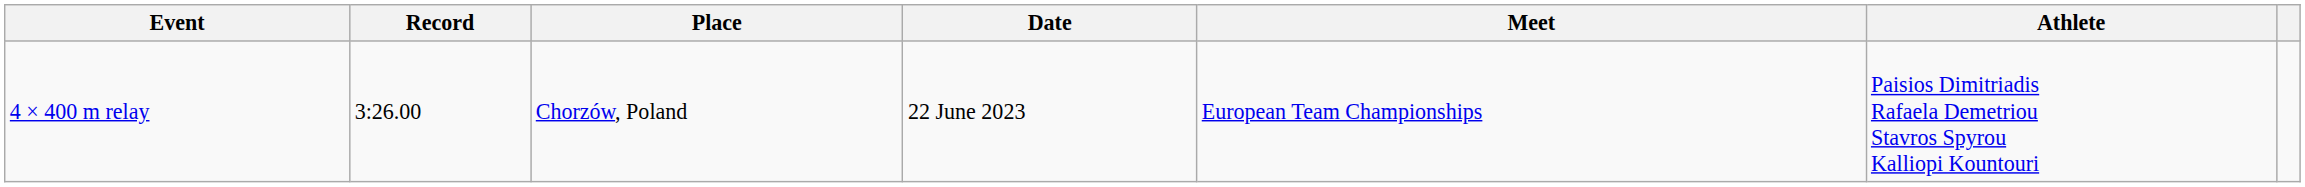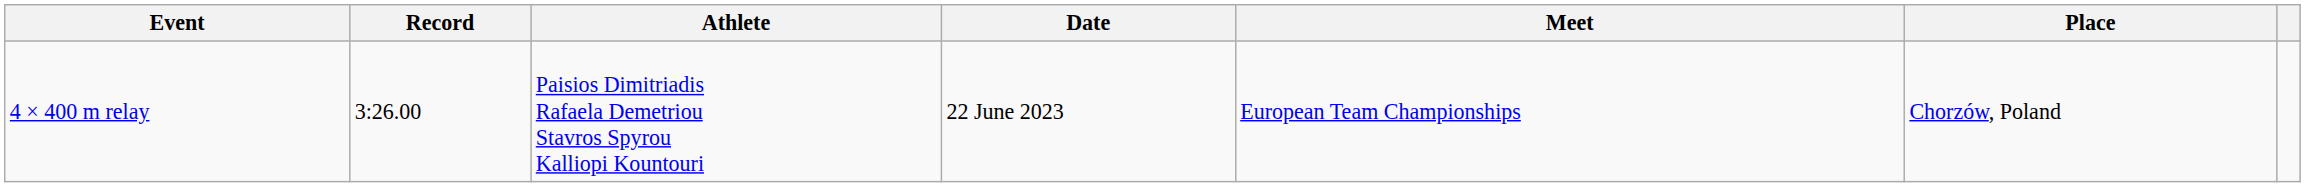columns swapped: (2071, 22) <-> (717, 22)
